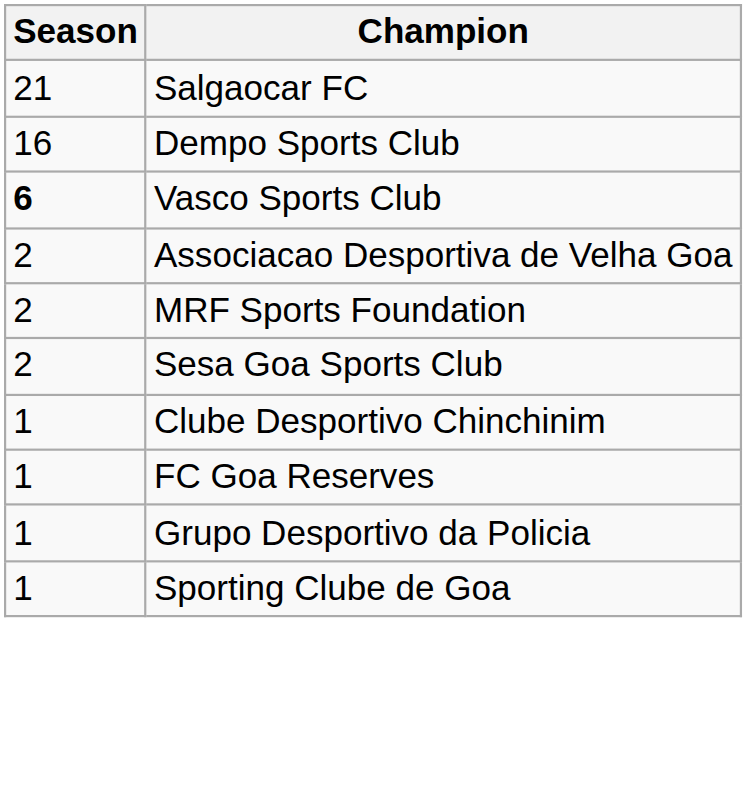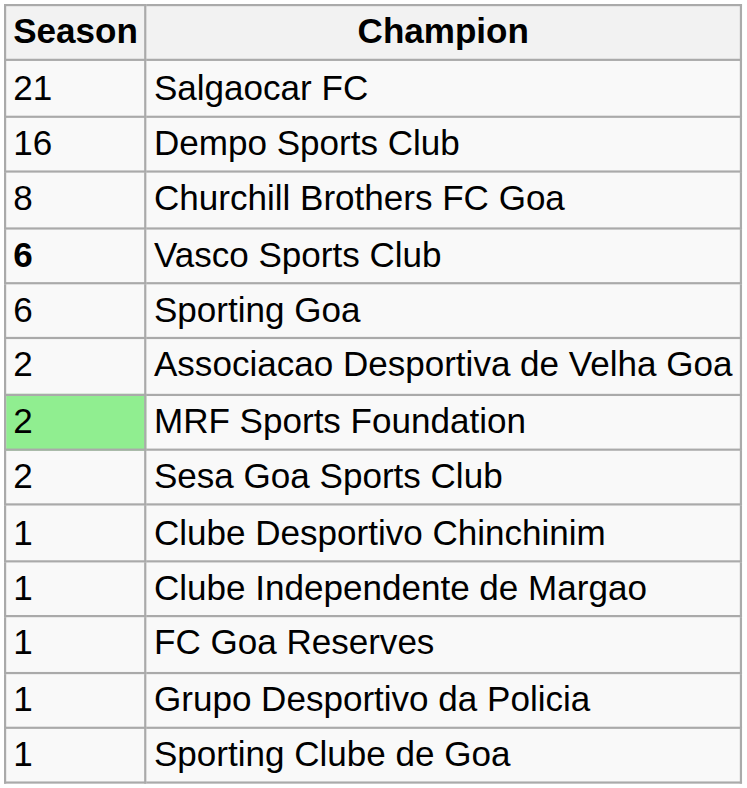+ row: (359, 198)
+ row: (257, 310)
(23, 310) no background -> (23, 421) lightgreen background
+ row: (400, 587)
